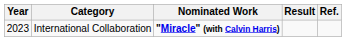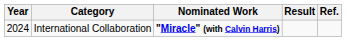(18, 28) 2023 -> (18, 28) 2024
